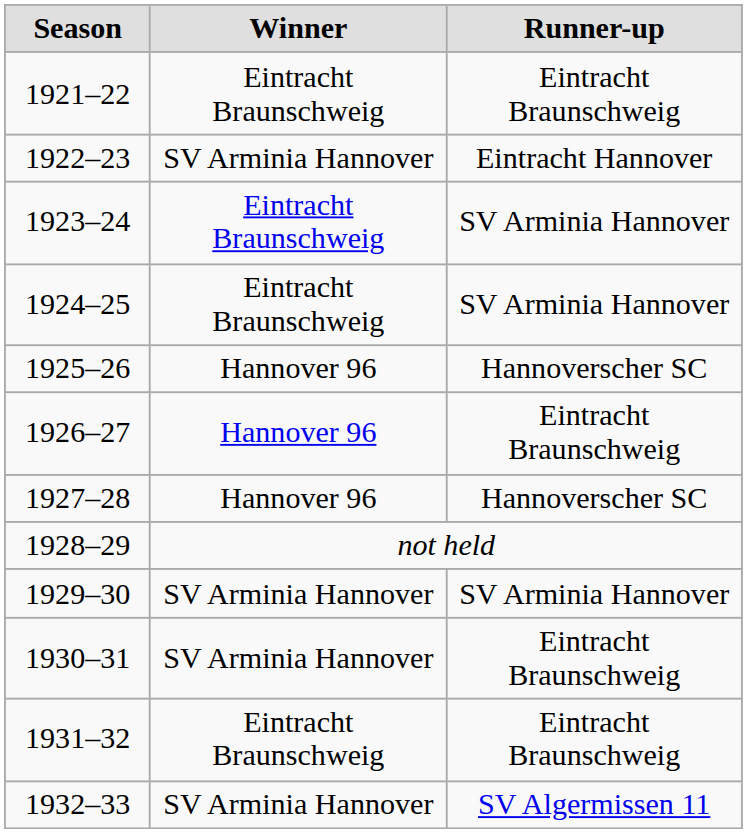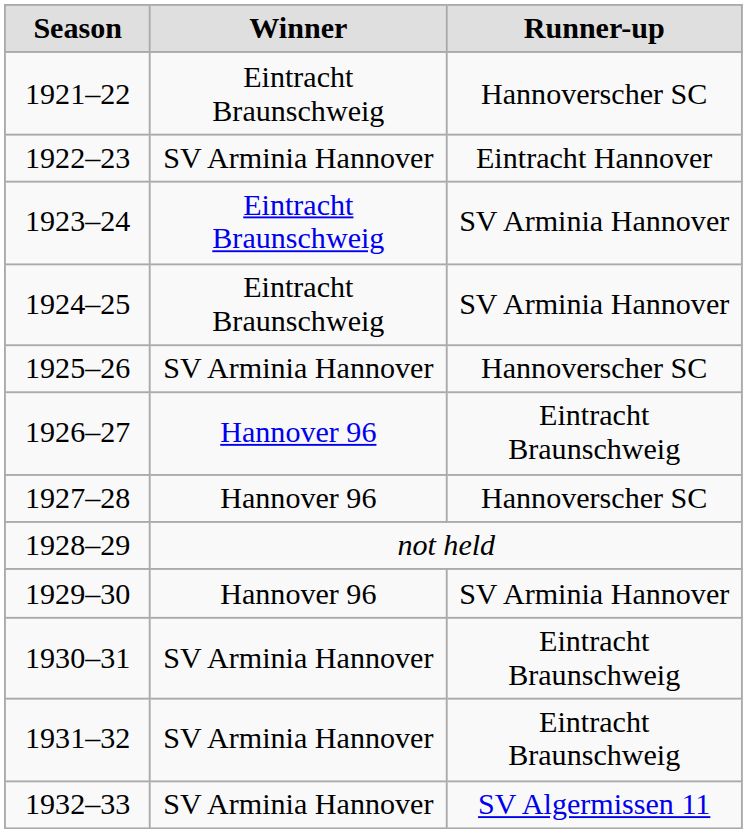(594, 92) Eintracht Braunschweig -> (594, 92) Hannoverscher SC
(298, 368) Hannover 96 -> (298, 368) SV Arminia Hannover
(298, 593) SV Arminia Hannover -> (298, 593) Hannover 96
(298, 739) Eintracht Braunschweig -> (298, 739) SV Arminia Hannover
